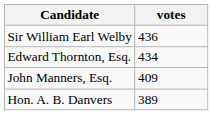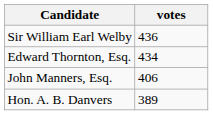(148, 78) 409 -> (148, 78) 406
